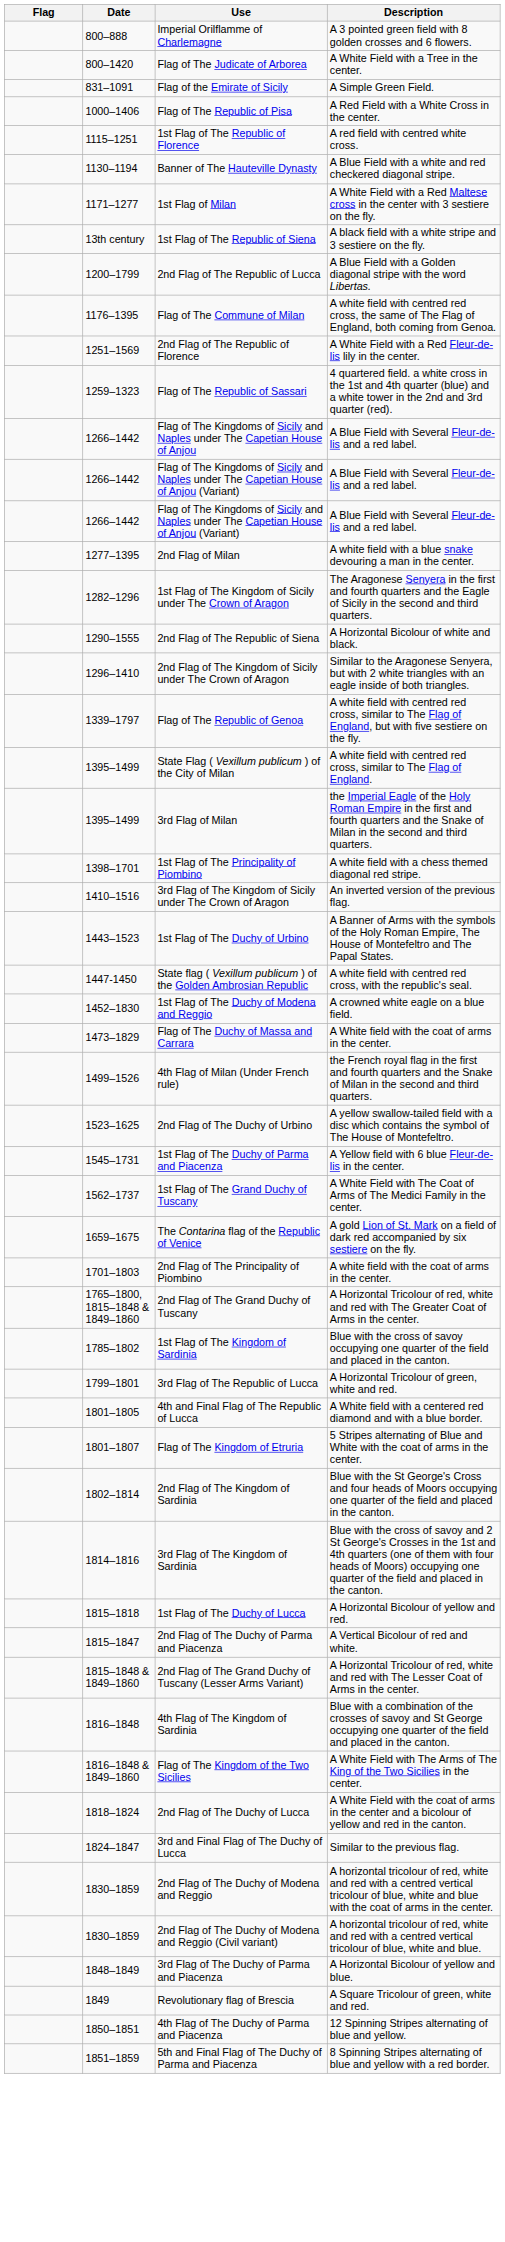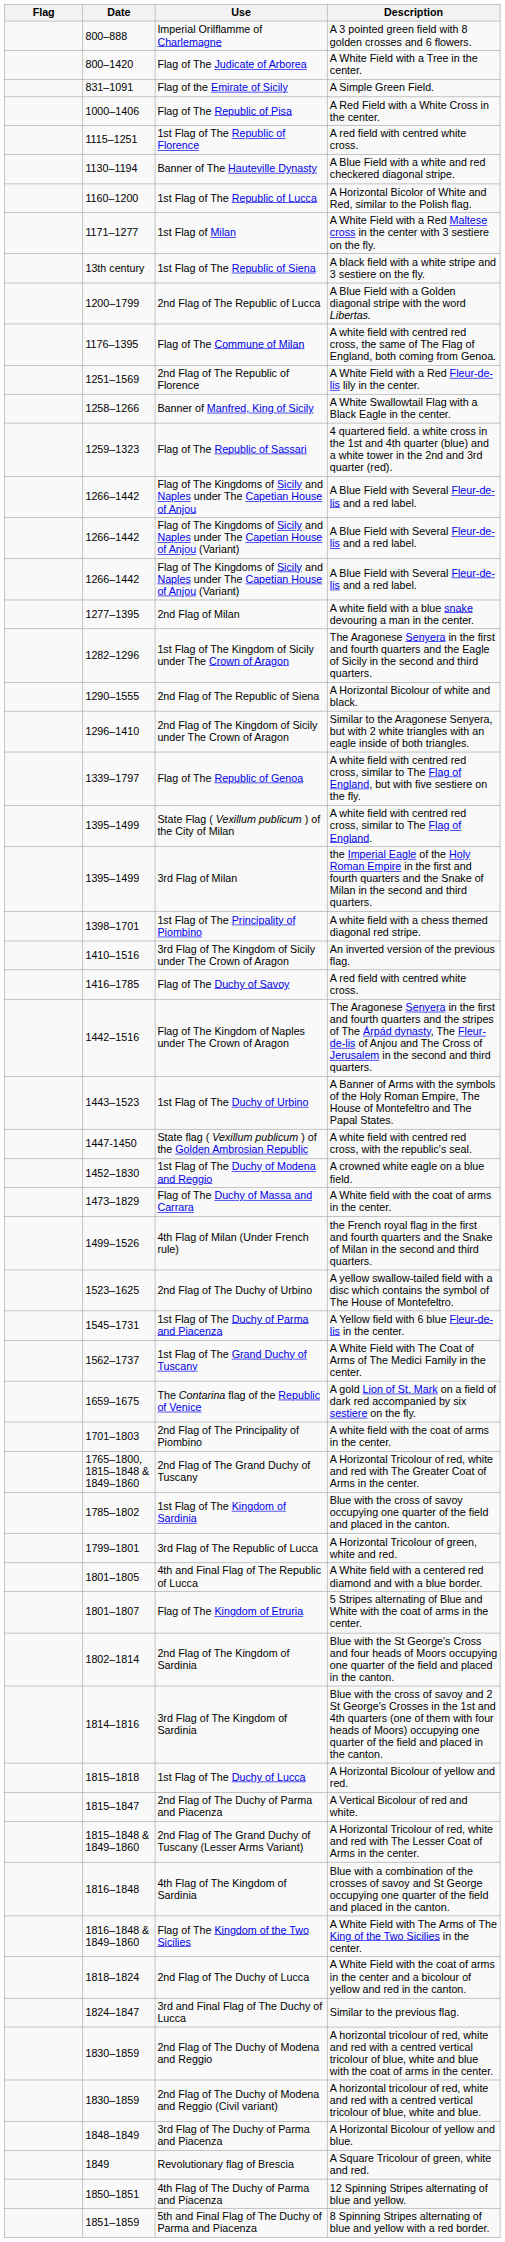+ row: (237, 198)
+ row: (235, 408)
+ row: (223, 984)
+ row: (231, 1037)
